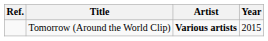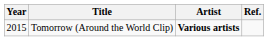columns swapped: (251, 12) <-> (15, 12)
